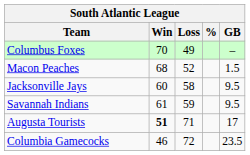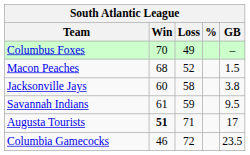(232, 86) 9.5 -> (232, 86) 3.8
